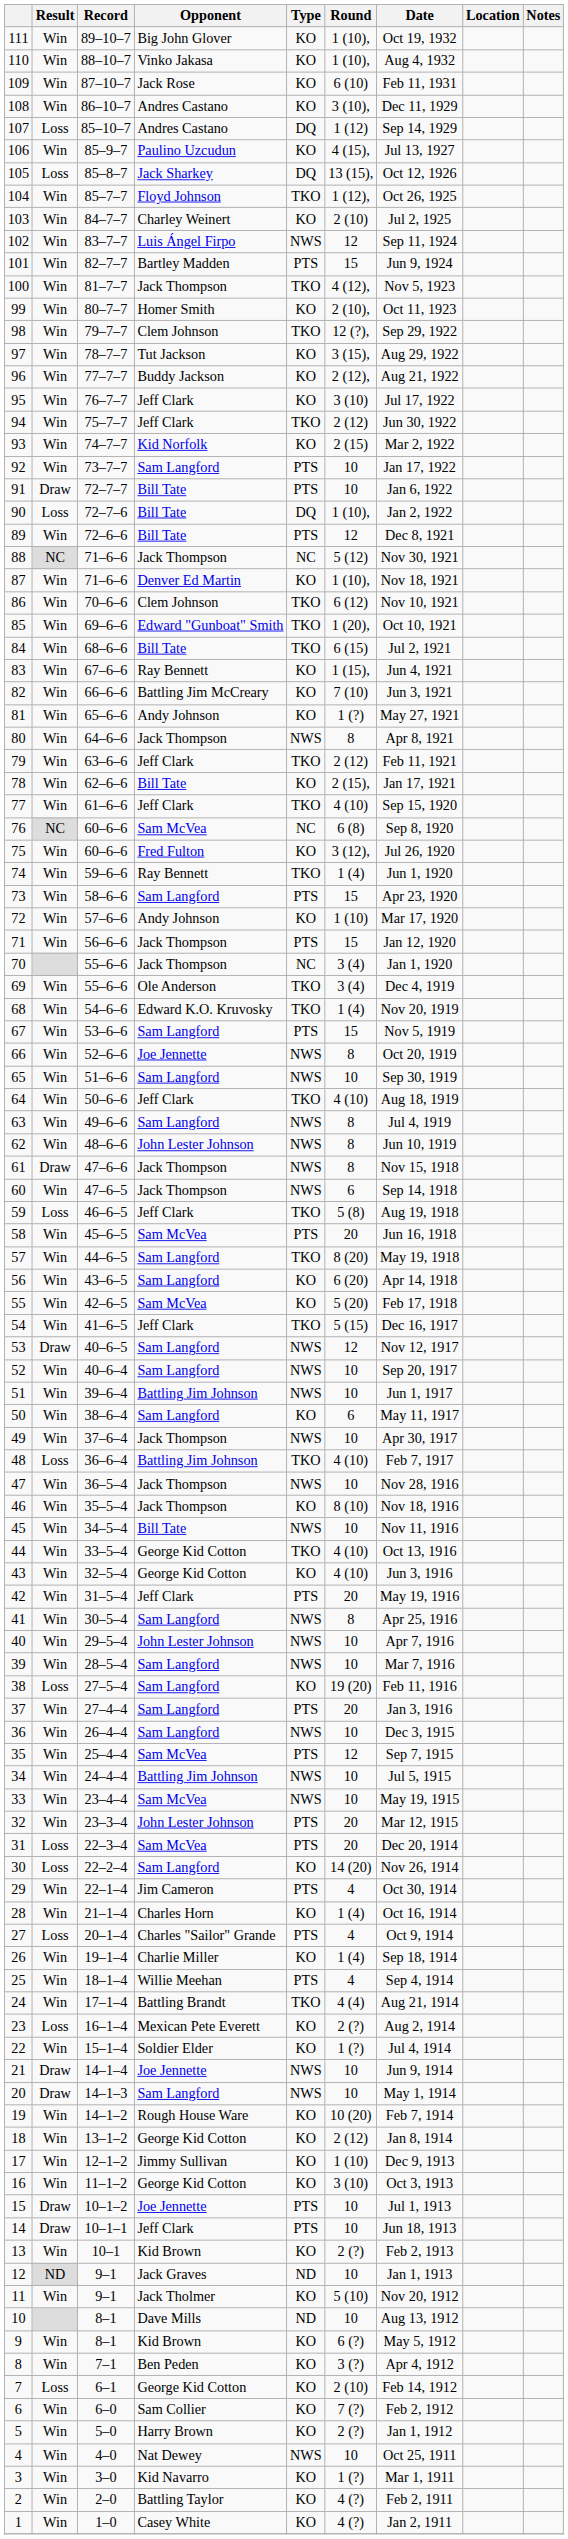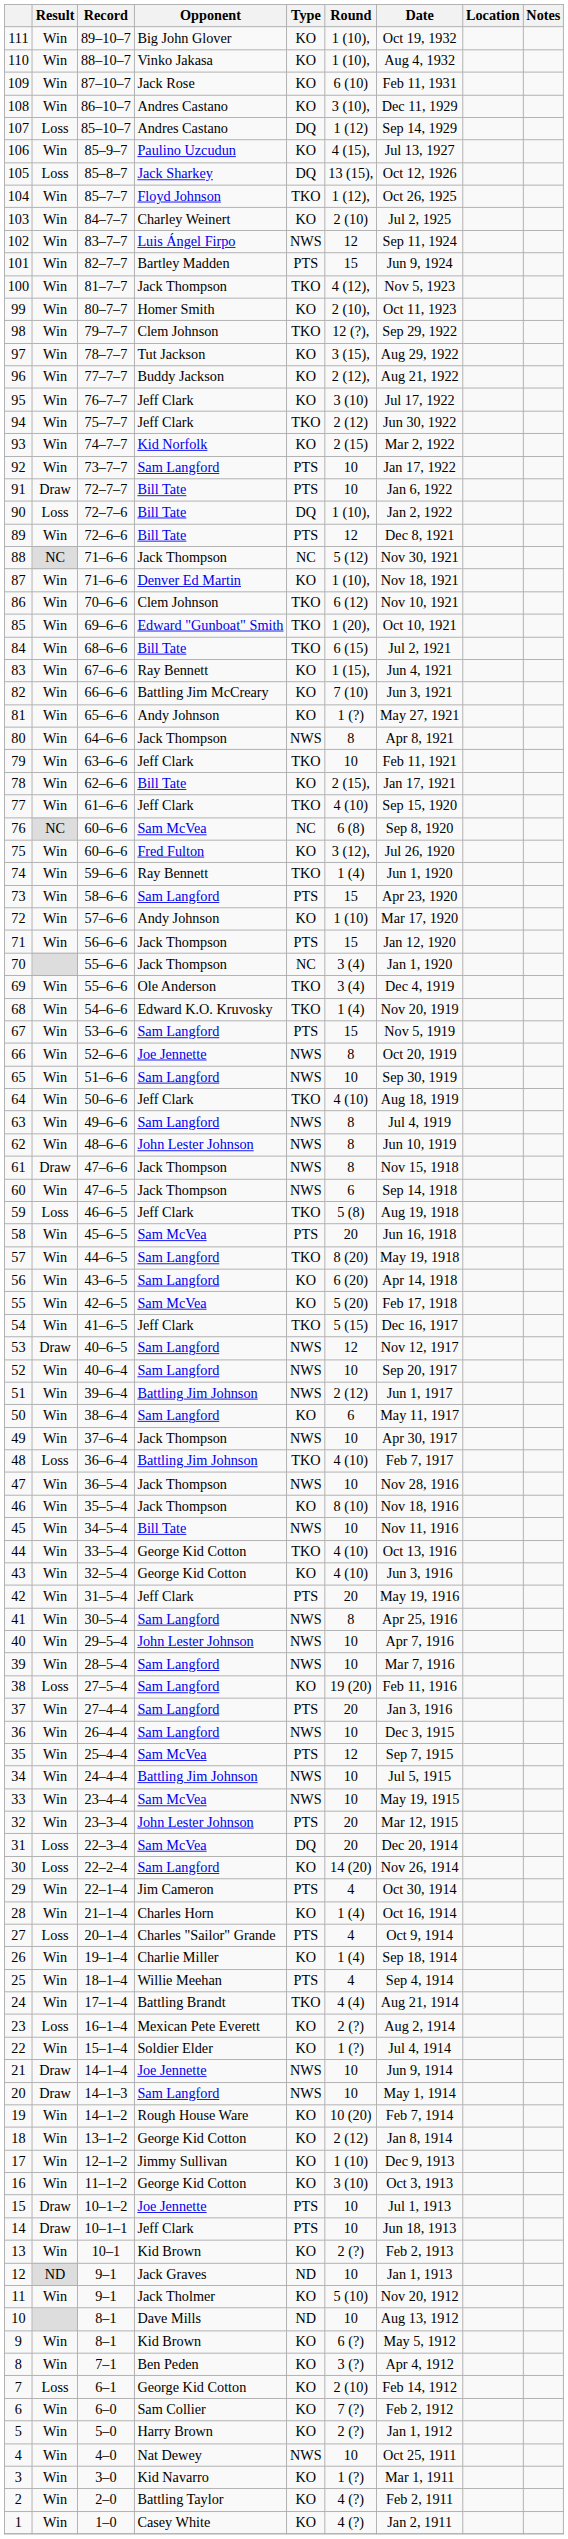(351, 761) 2 (12) -> (351, 761) 10
(351, 1393) 10 -> (351, 1393) 2 (12)
(306, 1845) PTS -> (306, 1845) DQ
